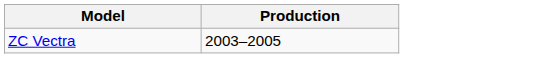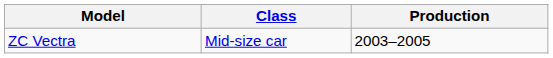+ column: (276, 16)
